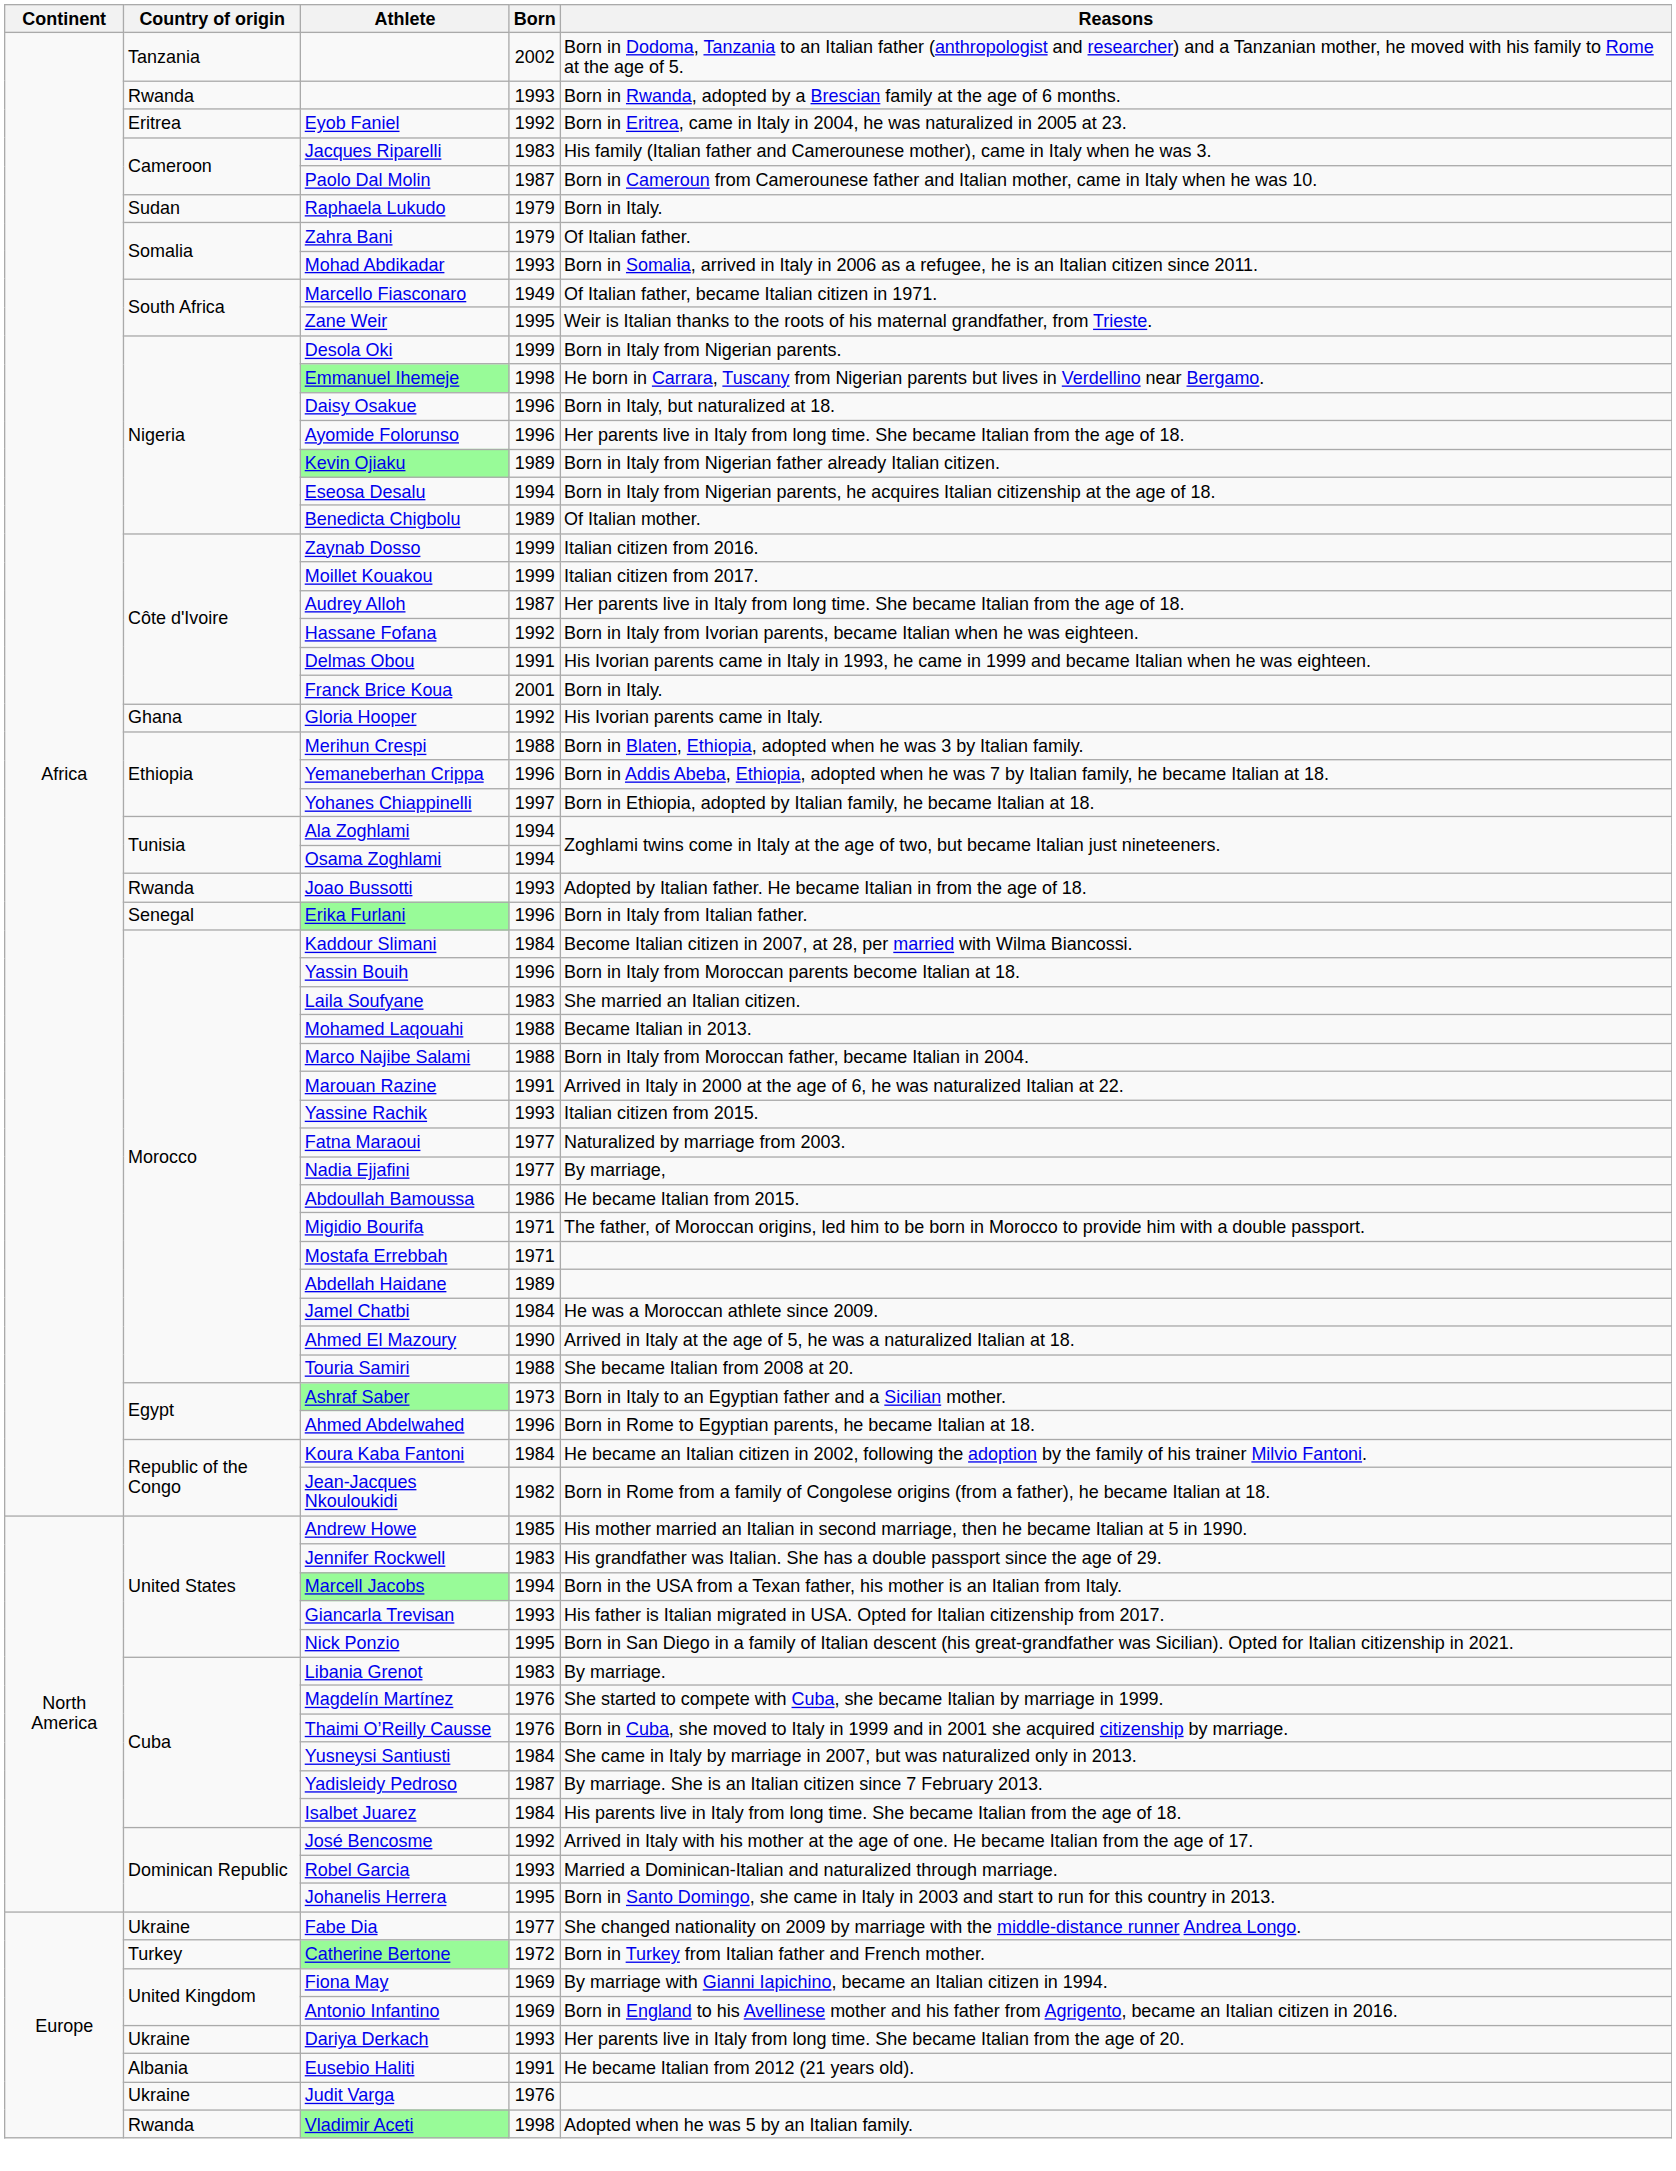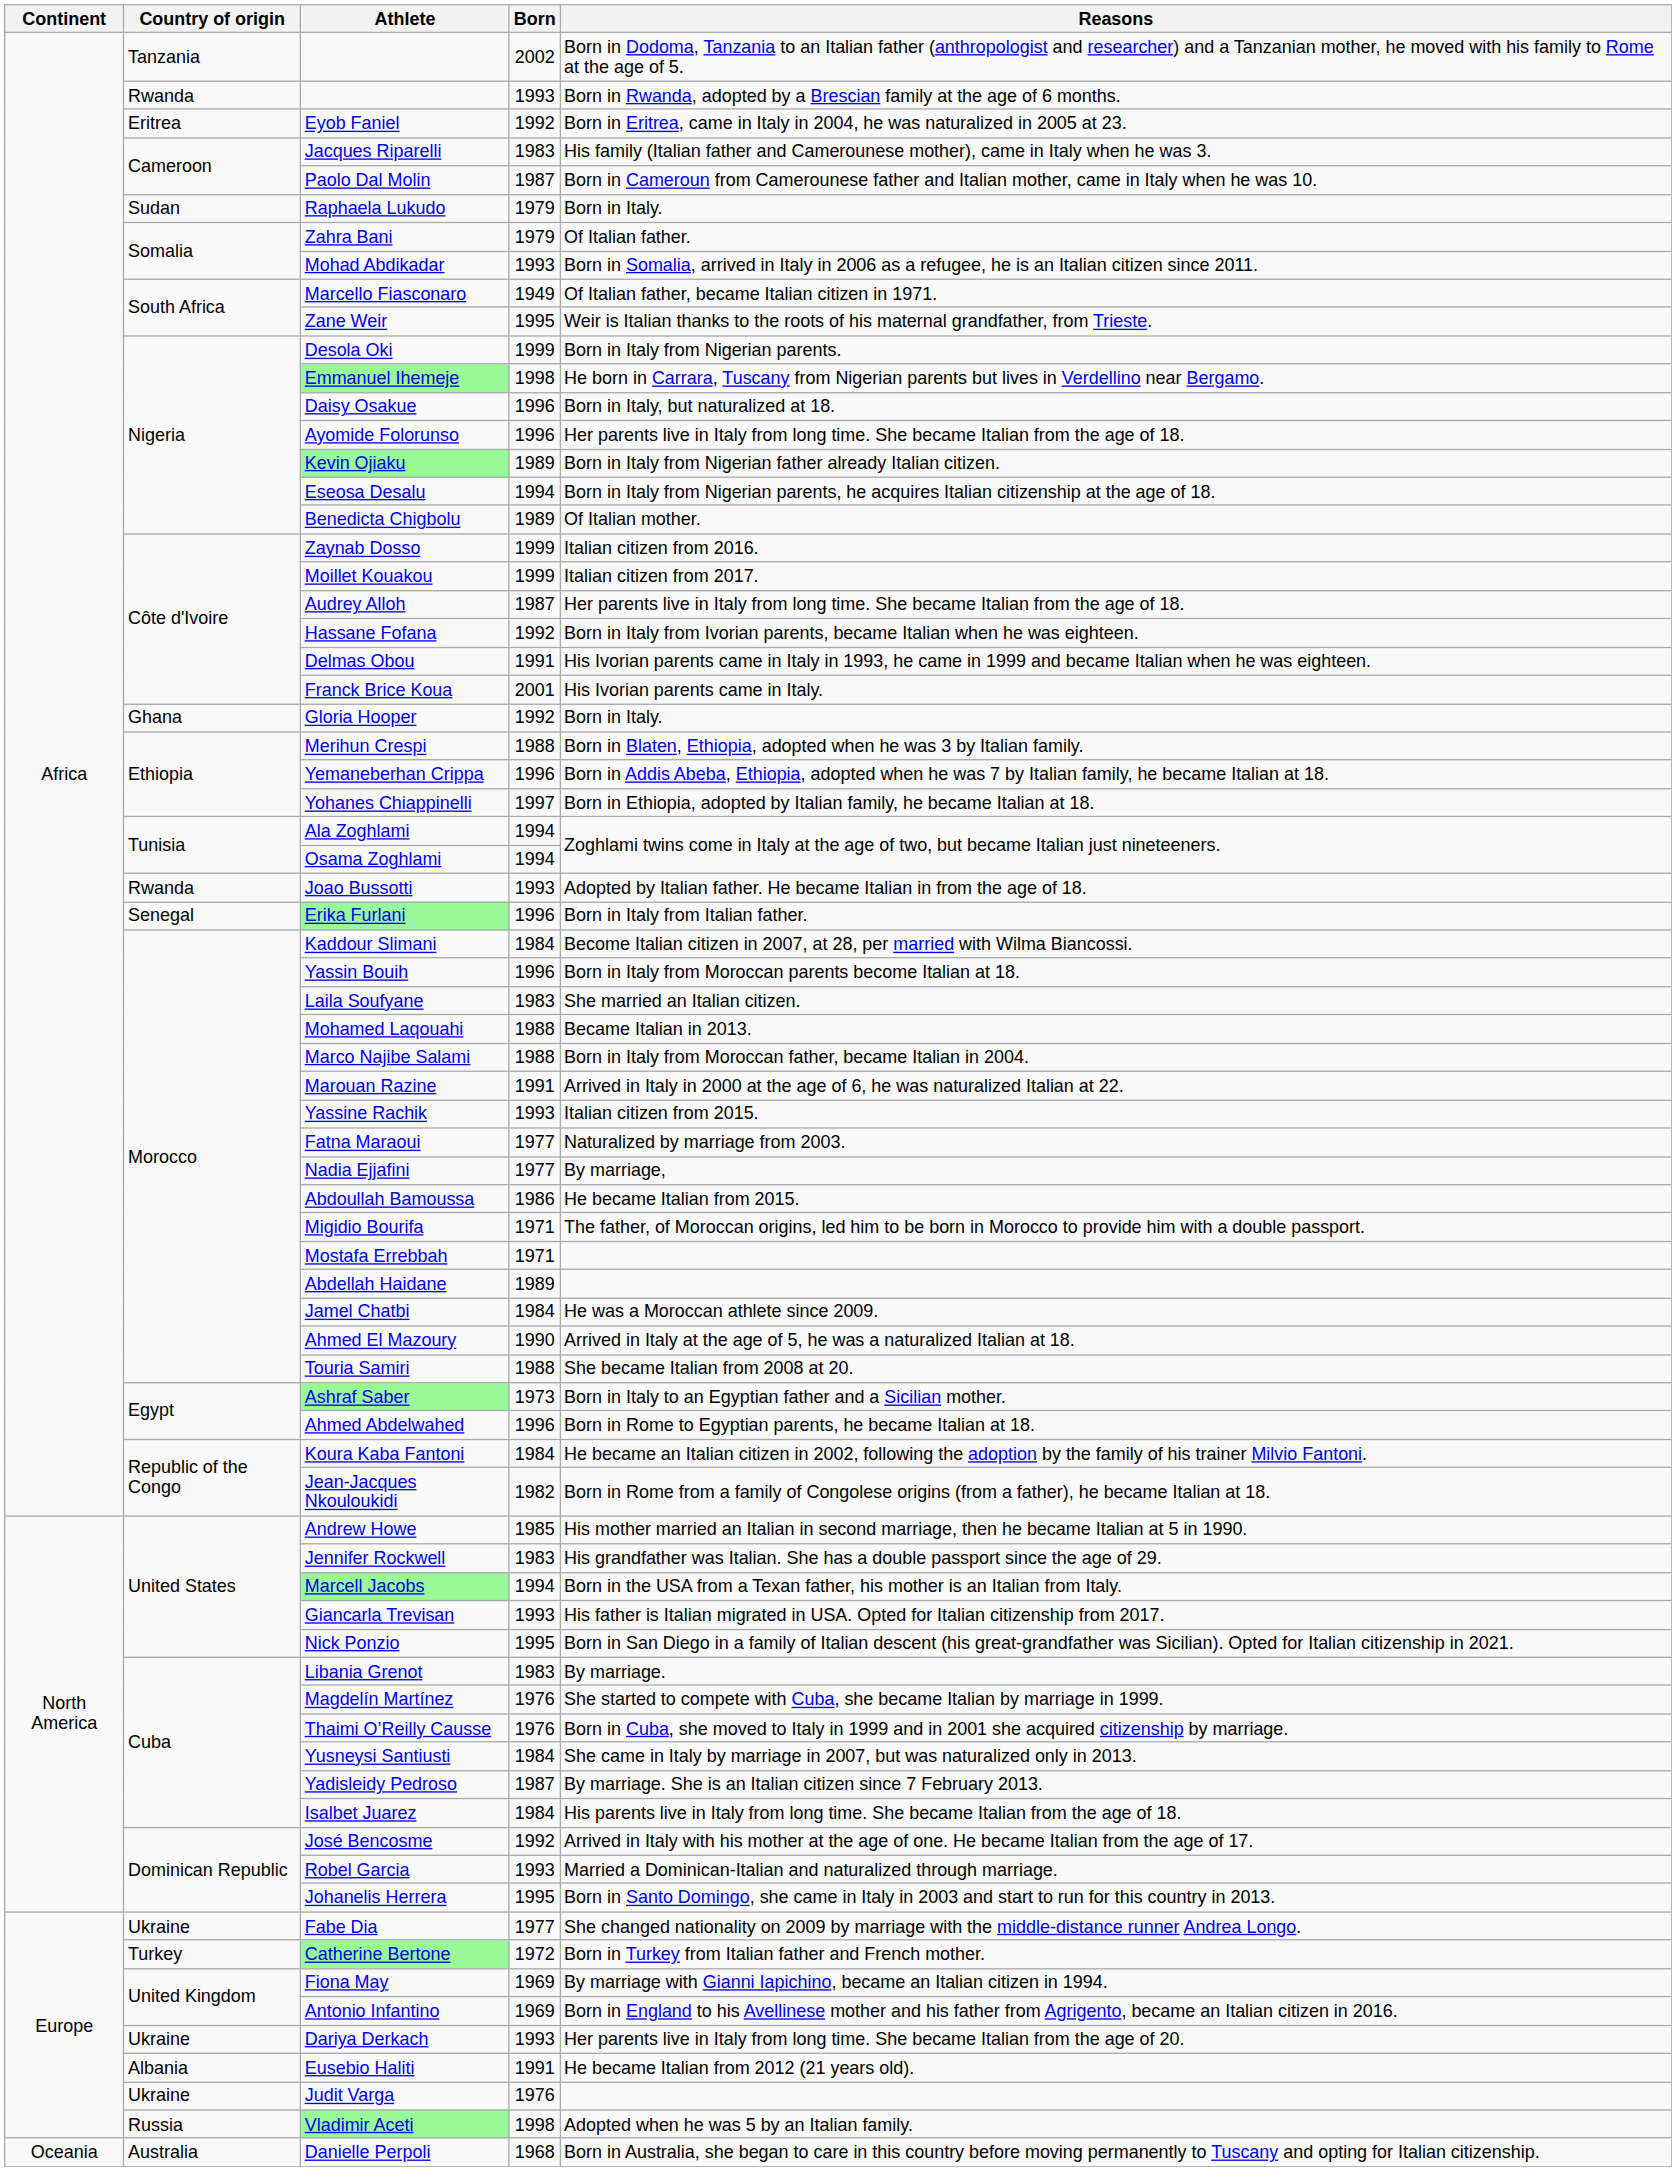(613, 689) Born in Italy. -> (694, 689) His Ivorian parents came in Italy.
(694, 717) His Ivorian parents came in Italy. -> (613, 717) Born in Italy.
(161, 2124) Rwanda -> (155, 2124) Russia
+ row: (368, 2152)
